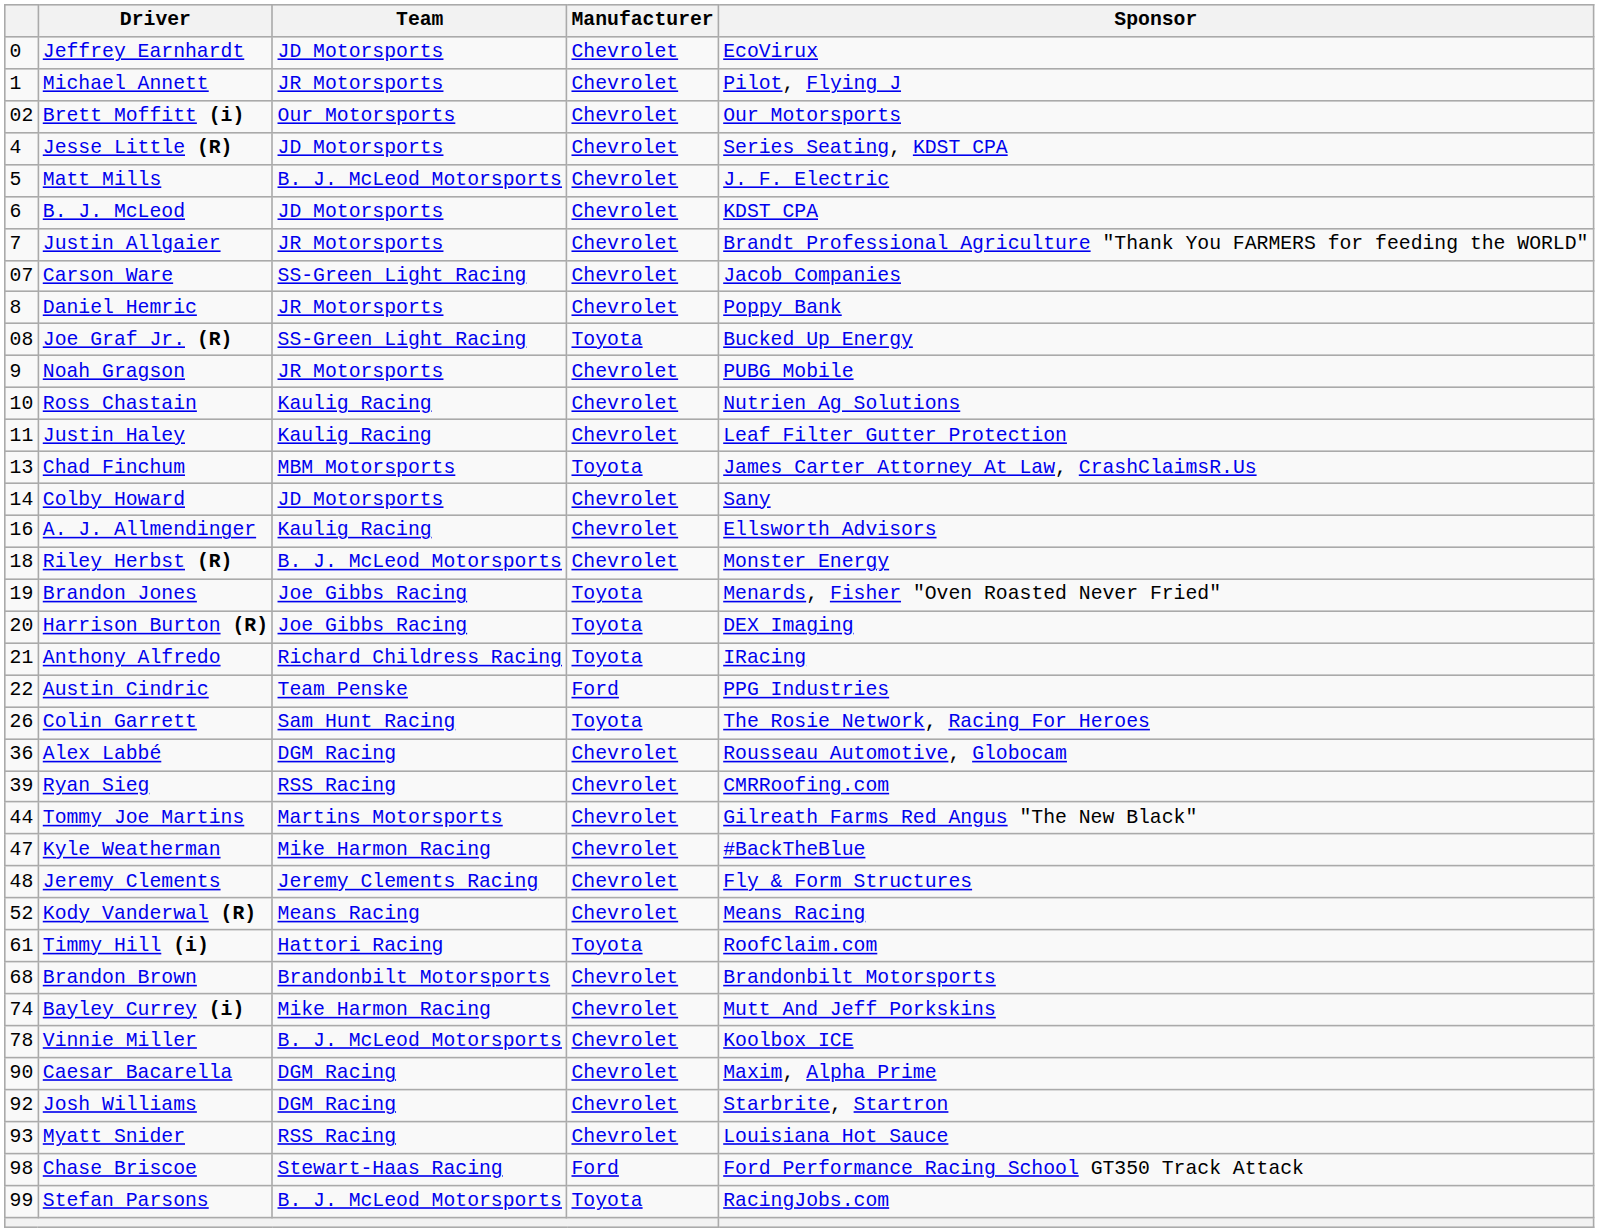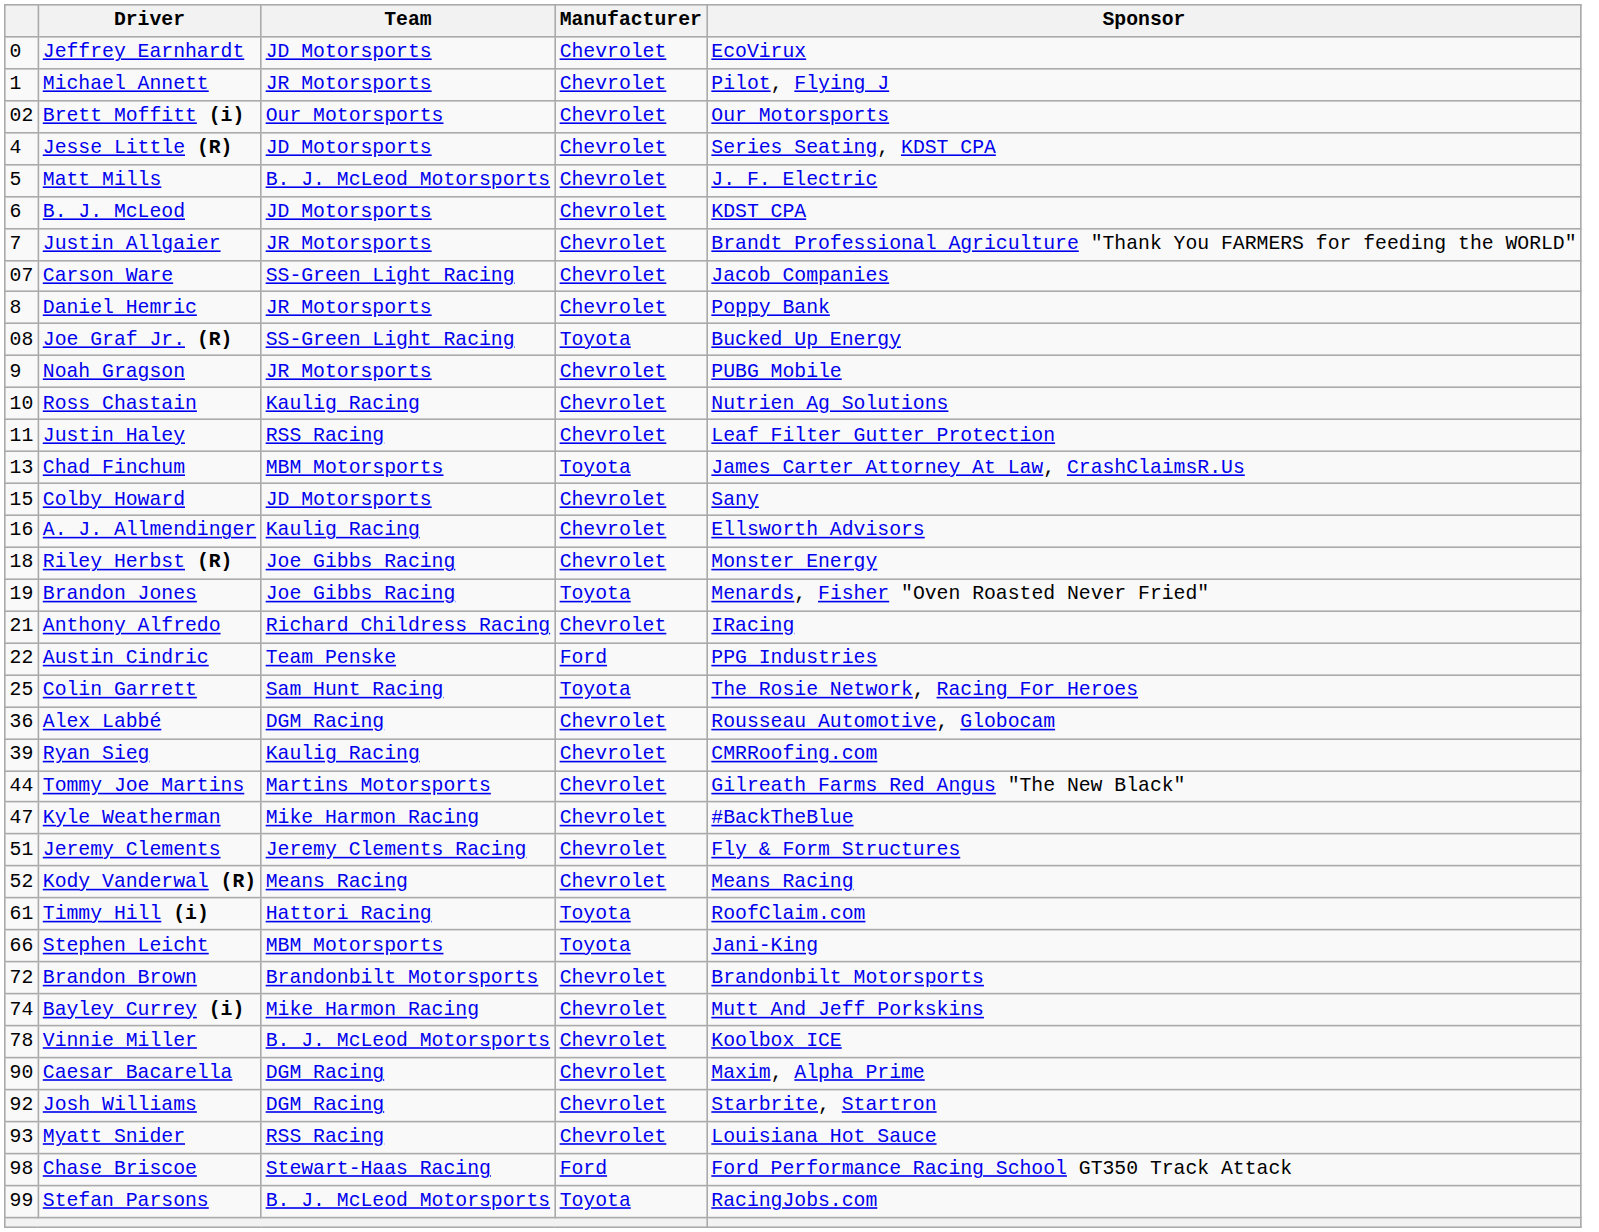(355, 436) Kaulig Racing -> (325, 436) RSS Racing
(21, 500) 14 -> (21, 500) 15
(420, 563) B. J. McLeod Motorsports -> (361, 563) Joe Gibbs Racing
- row: (155, 627)
(607, 659) Toyota -> (613, 627) Chevrolet
(21, 723) 26 -> (21, 691) 25
(337, 787) RSS Racing -> (343, 755) Kaulig Racing
(21, 882) 48 -> (21, 850) 51
+ row: (126, 946)
(21, 978) 68 -> (21, 978) 72
